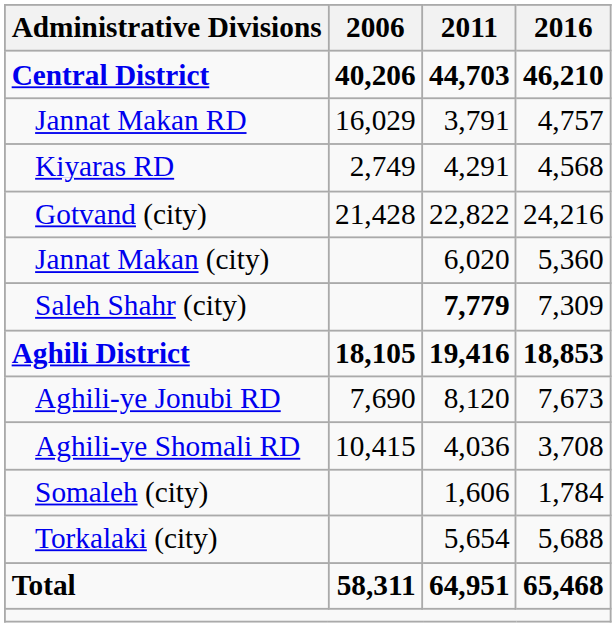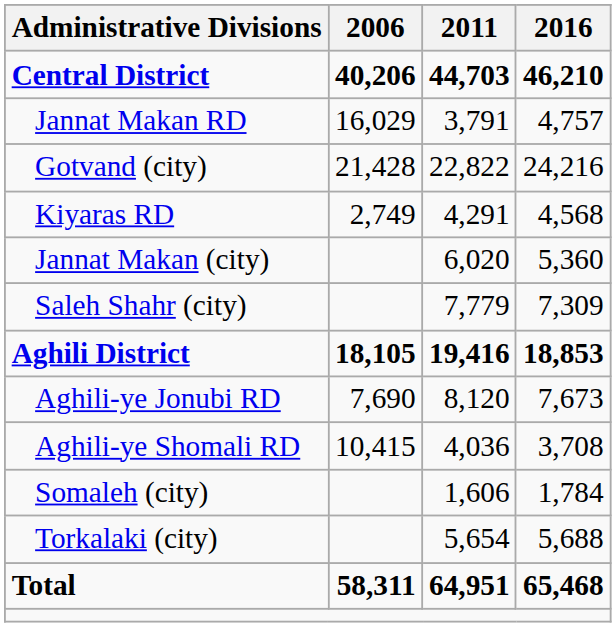rows swapped: (105, 167) <-> (121, 213)
(477, 306) bold -> (477, 306) normal
